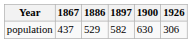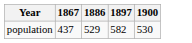- column: (174, 13)
(145, 30) 630 -> (145, 30) 530
